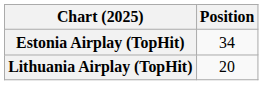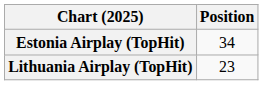(227, 67) 20 -> (227, 67) 23
